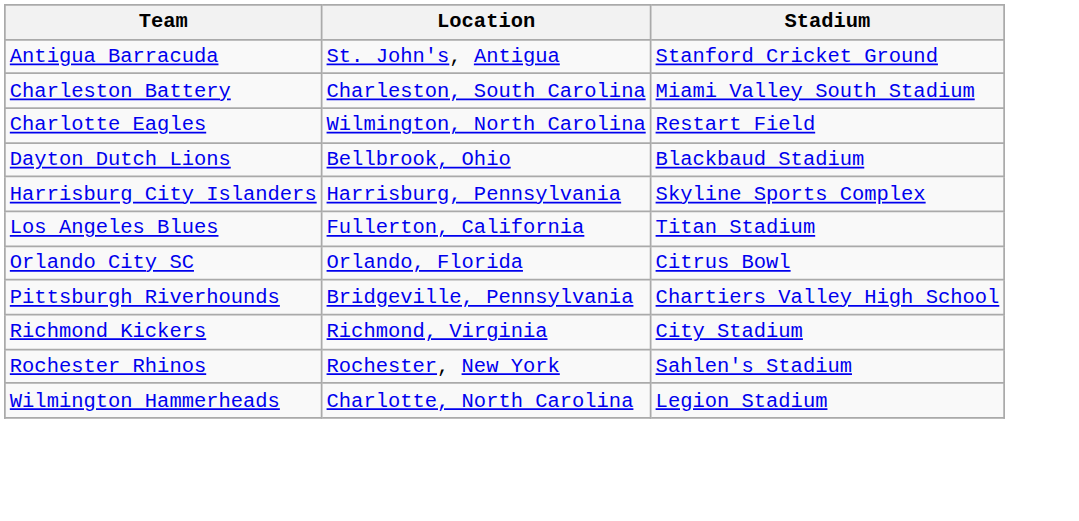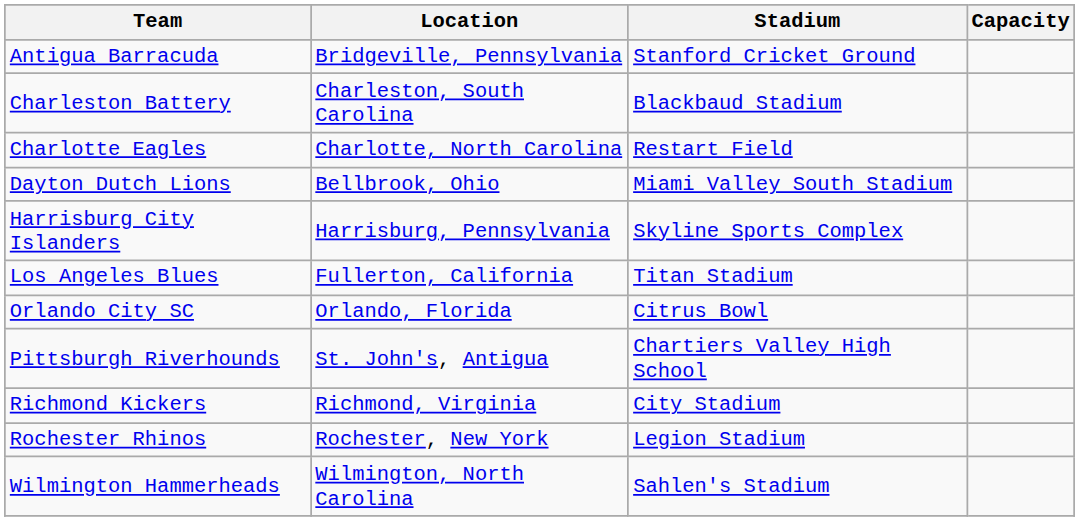+ column: (1021, 22)
(443, 56) St. John's, Antigua -> (469, 56) Bridgeville, Pennsylvania
(815, 91) Miami Valley South Stadium -> (737, 103) Blackbaud Stadium
(486, 125) Wilmington, North Carolina -> (469, 149) Charlotte, North Carolina
(760, 159) Blackbaud Stadium -> (793, 184) Miami Valley South Stadium
(480, 297) Bridgeville, Pennsylvania -> (432, 358) St. John's, Antigua
(754, 366) Sahlen's Stadium -> (719, 439) Legion Stadium
(480, 400) Charlotte, North Carolina -> (420, 486) Wilmington, North Carolina
(742, 400) Legion Stadium -> (731, 486) Sahlen's Stadium
